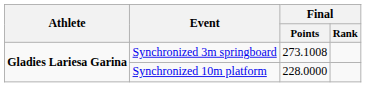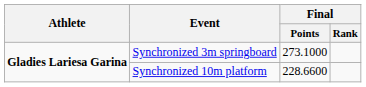(305, 52) 273.1008 -> (305, 52) 273.1000
(305, 71) 228.0000 -> (305, 71) 228.6600
